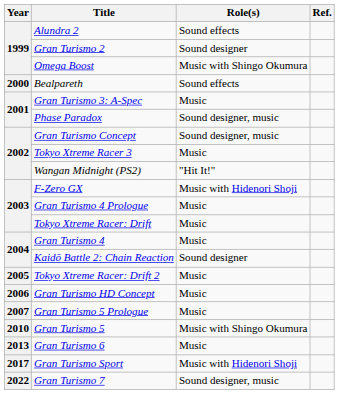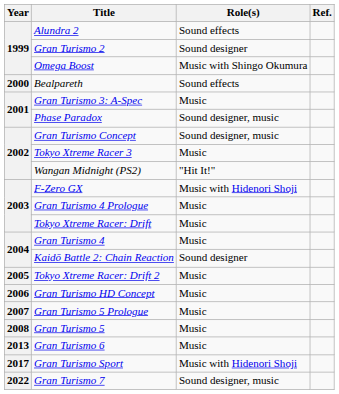(18, 328) 2010 -> (18, 328) 2008
(243, 328) Music with Shingo Okumura -> (193, 328) Music
